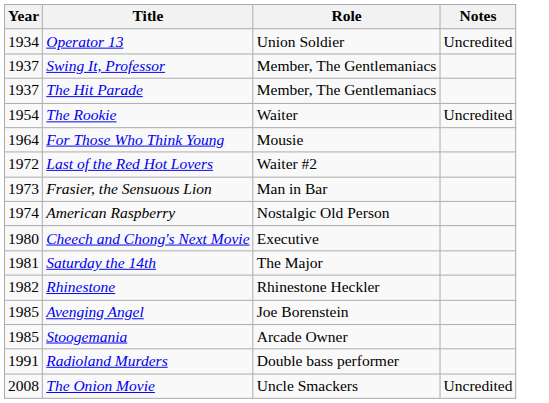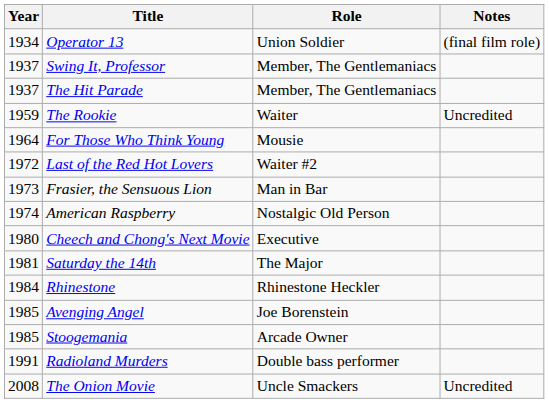(478, 41) Uncredited -> (492, 41) (final film role)
(24, 115) 1954 -> (24, 115) 1959
(24, 287) 1982 -> (24, 287) 1984
